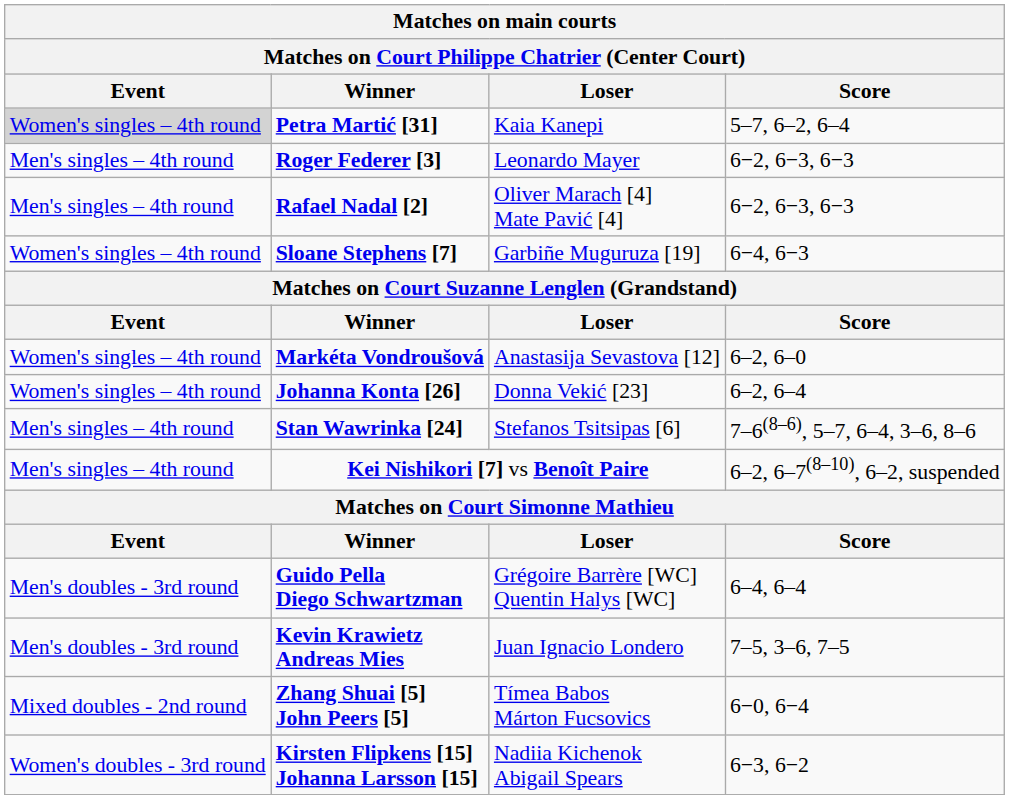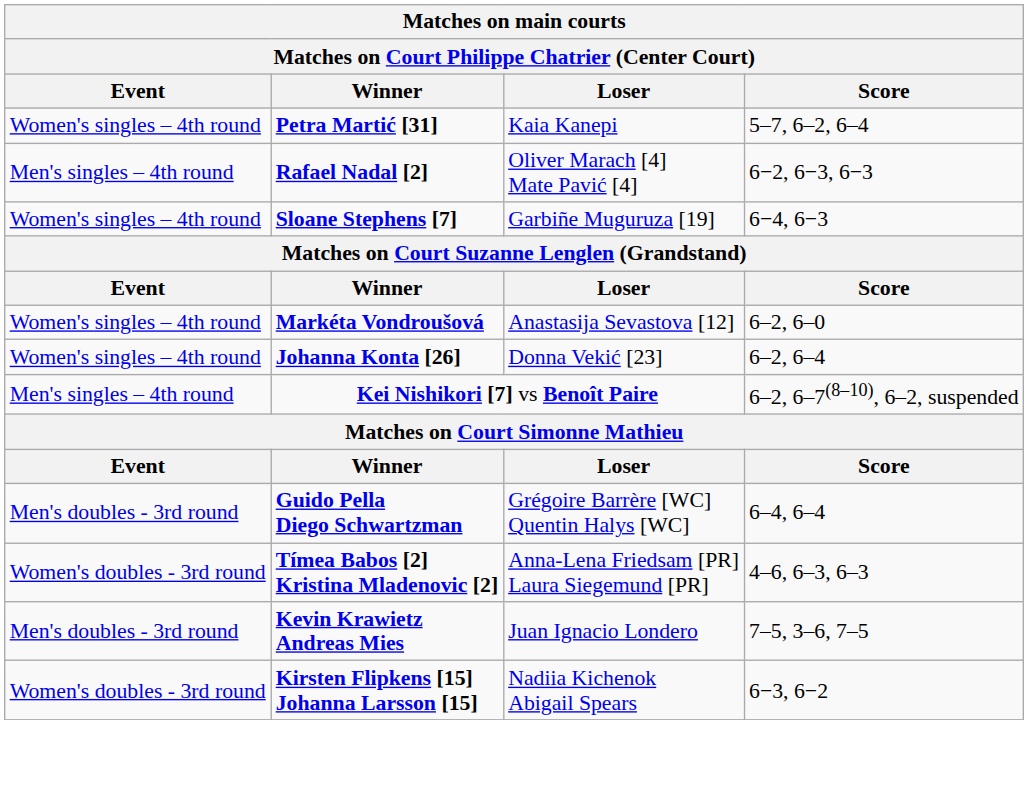(135, 125) lightgrey background -> (135, 125) no background
- row: (359, 159)
- row: (369, 428)
+ row: (387, 571)
- row: (351, 705)
